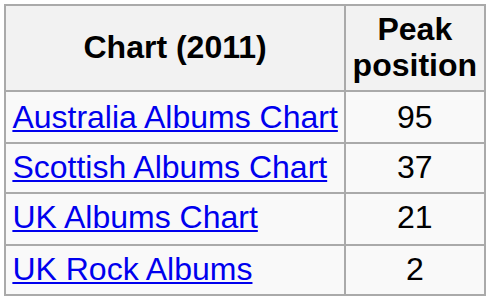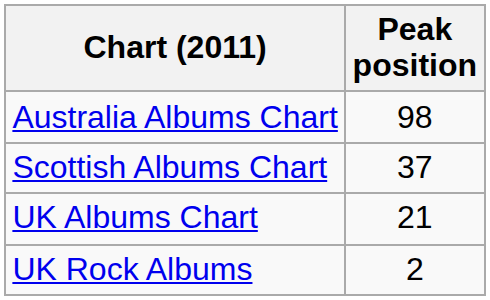(415, 116) 95 -> (415, 116) 98
